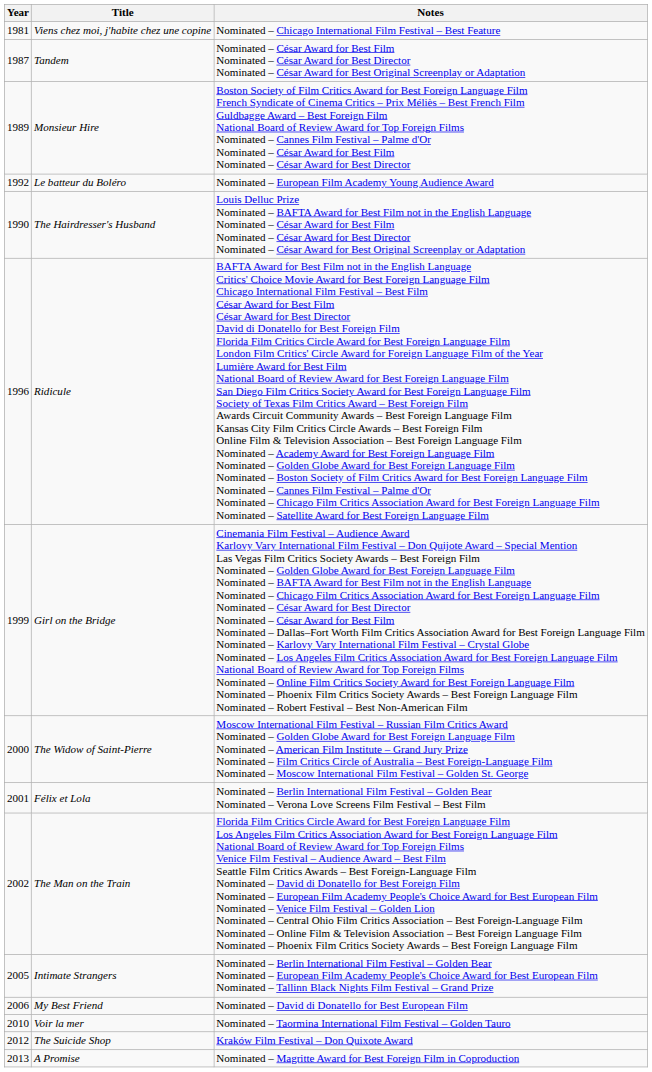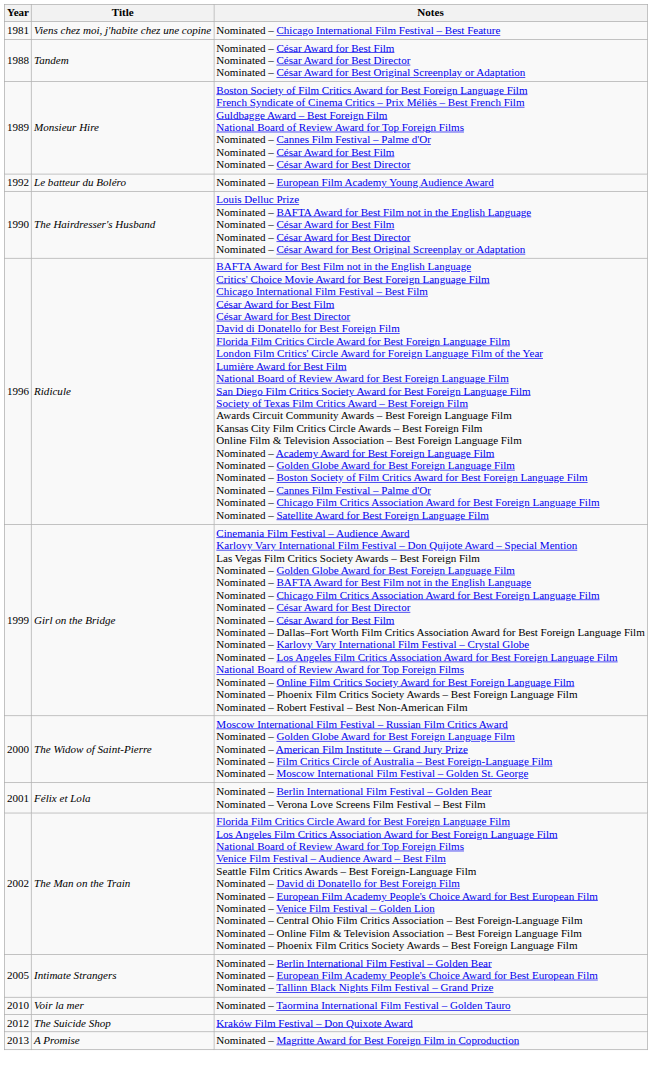(18, 60) 1987 -> (18, 60) 1988
- row: (68, 1005)
